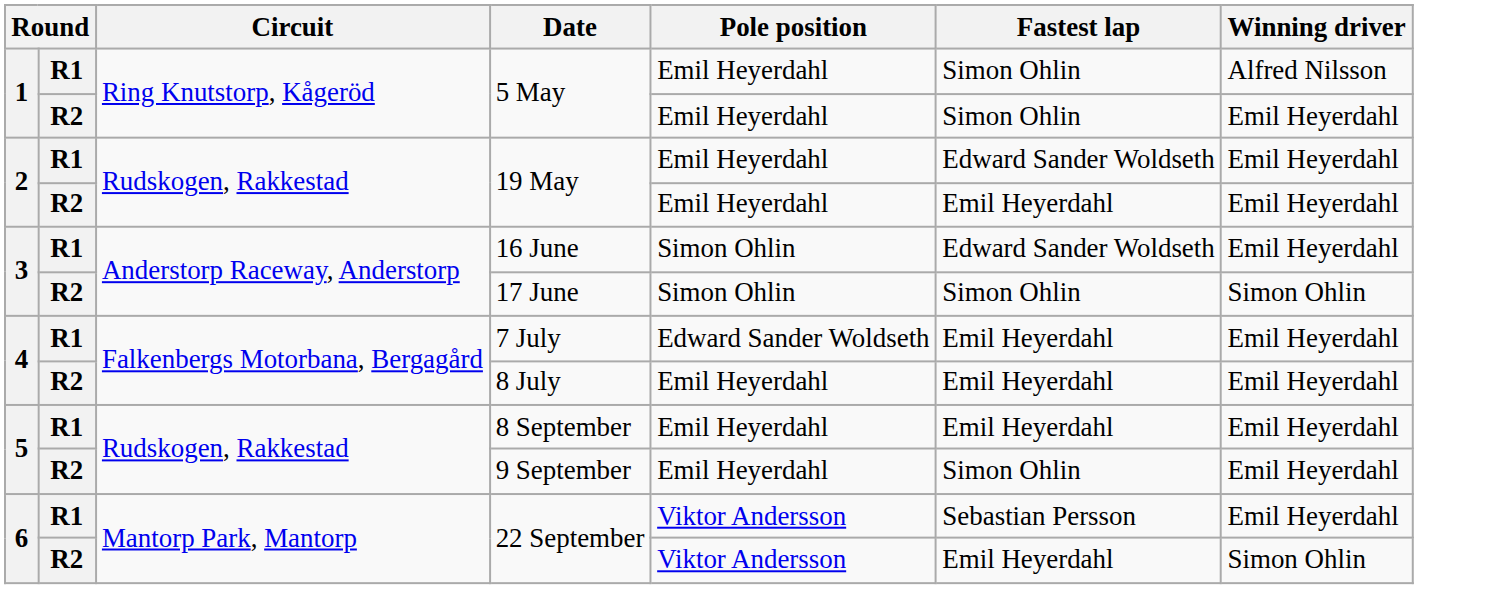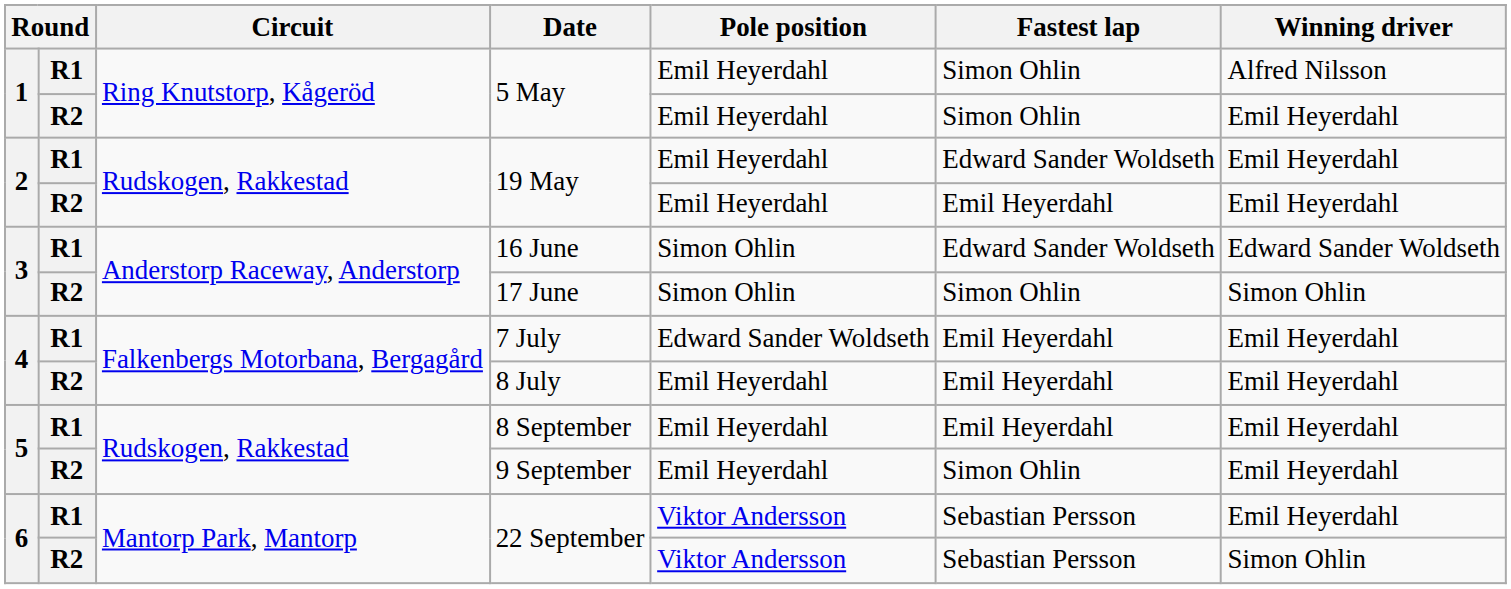(1313, 248) Emil Heyerdahl -> (1364, 248) Edward Sander Woldseth
(1028, 559) Emil Heyerdahl -> (1039, 559) Sebastian Persson
